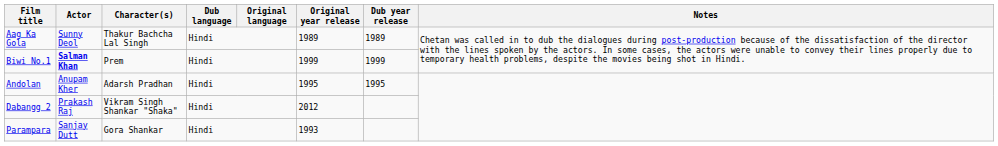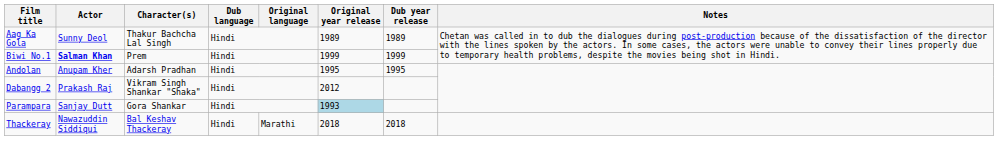(308, 130) no background -> (330, 106) lightblue background
+ row: (28, 124)
